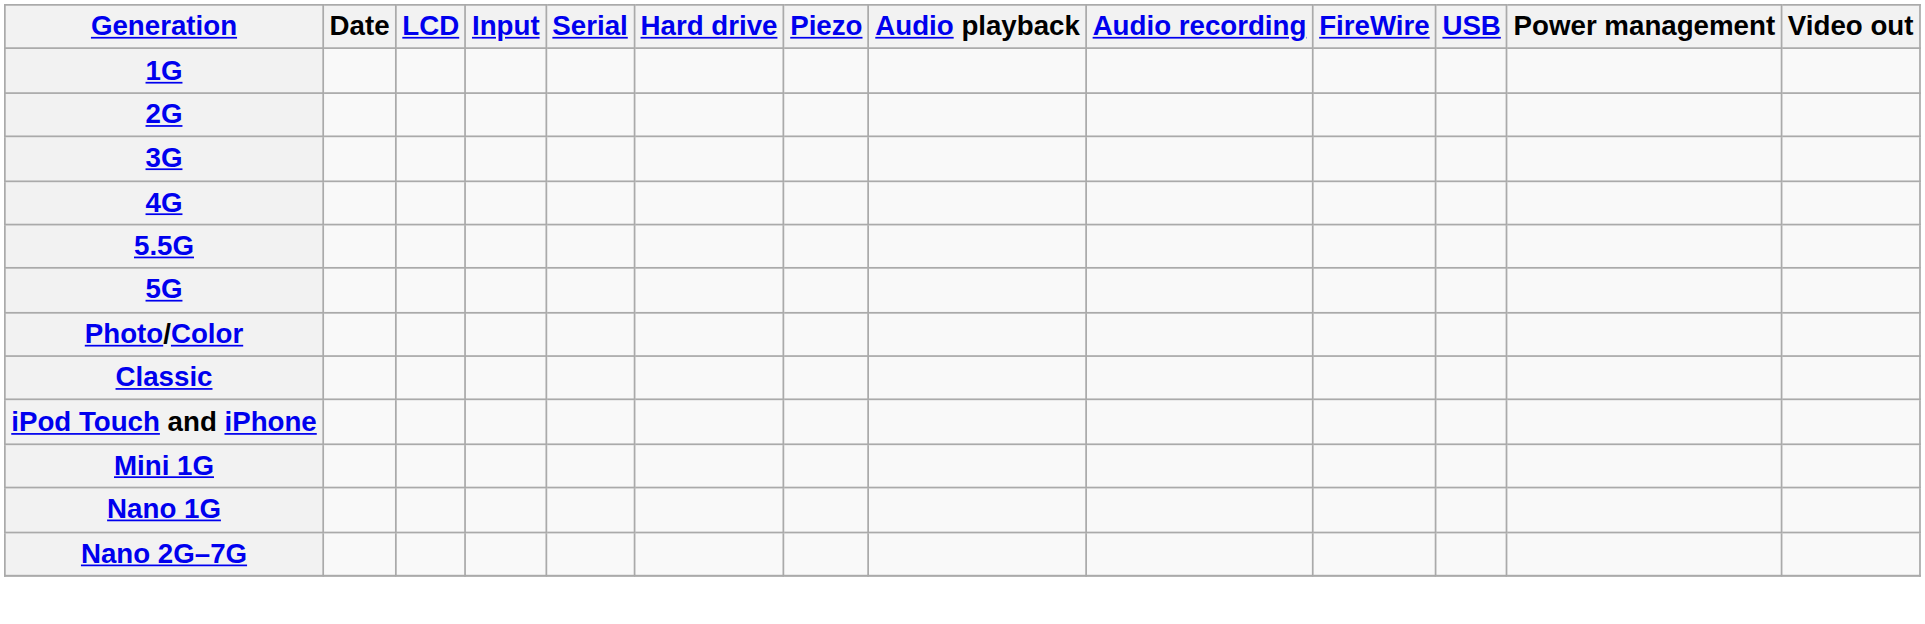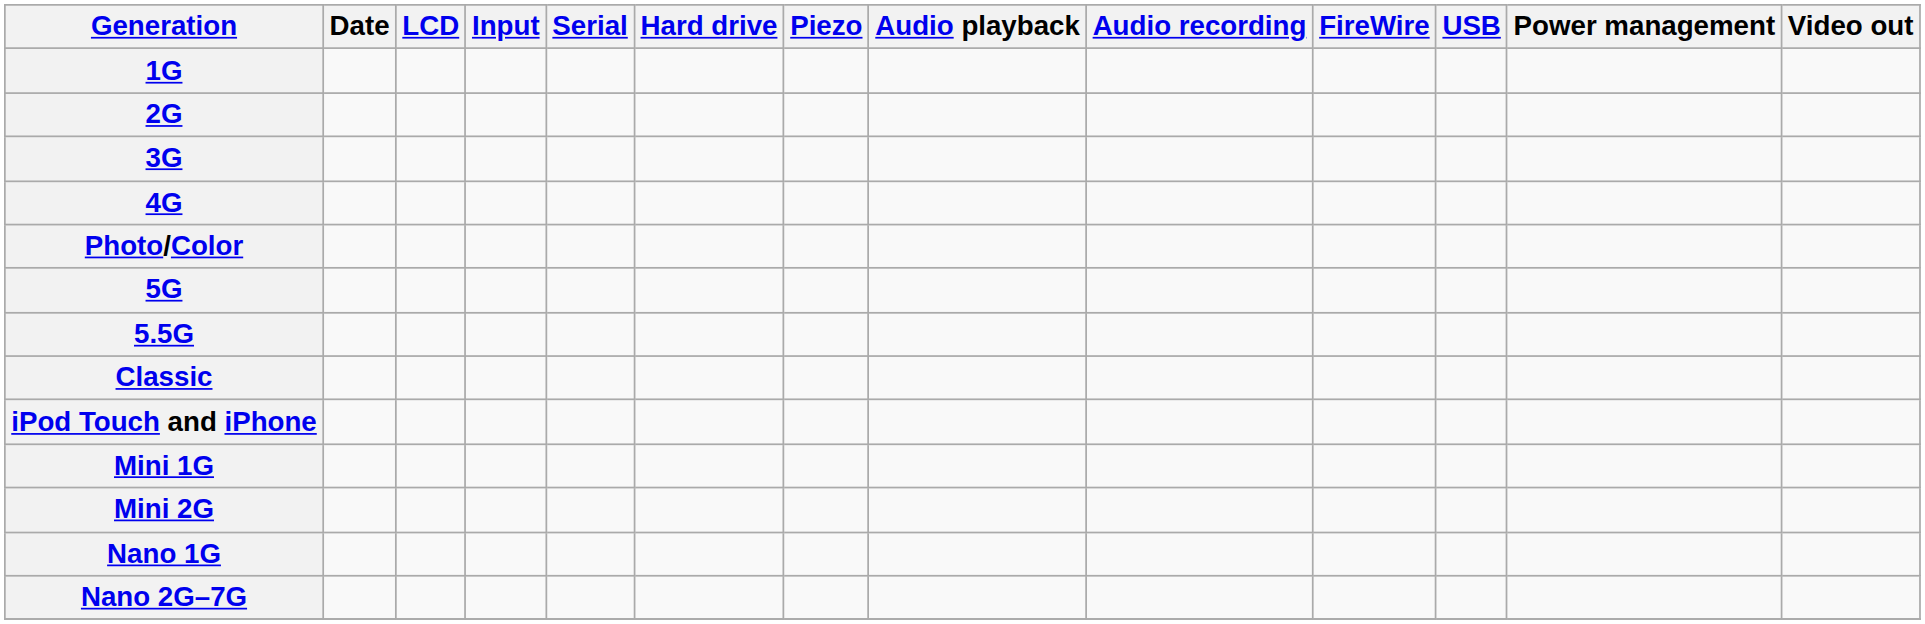rows swapped: (164, 333) <-> (164, 245)
+ row: (164, 509)
